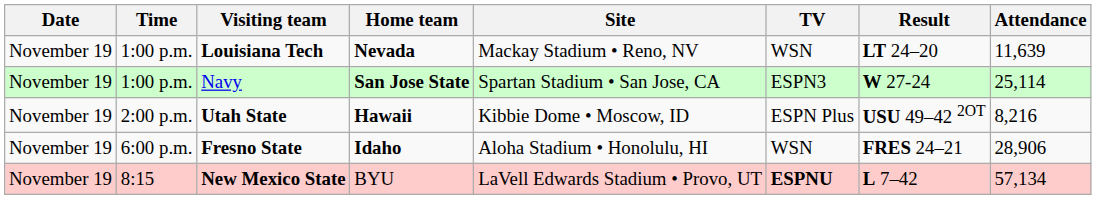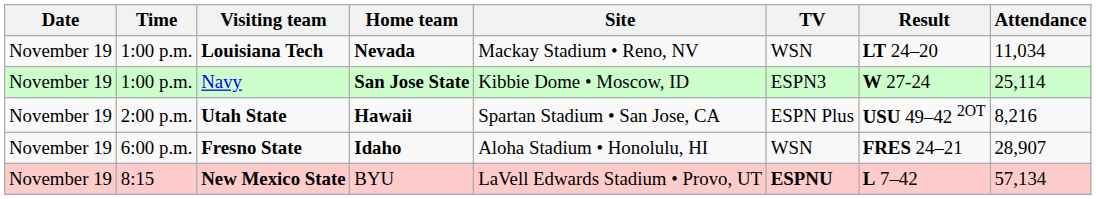(1020, 51) 11,639 -> (1020, 51) 11,034
(599, 82) Spartan Stadium • San Jose, CA -> (584, 82) Kibbie Dome • Moscow, ID
(584, 115) Kibbie Dome • Moscow, ID -> (599, 115) Spartan Stadium • San Jose, CA
(1020, 148) 28,906 -> (1020, 148) 28,907
